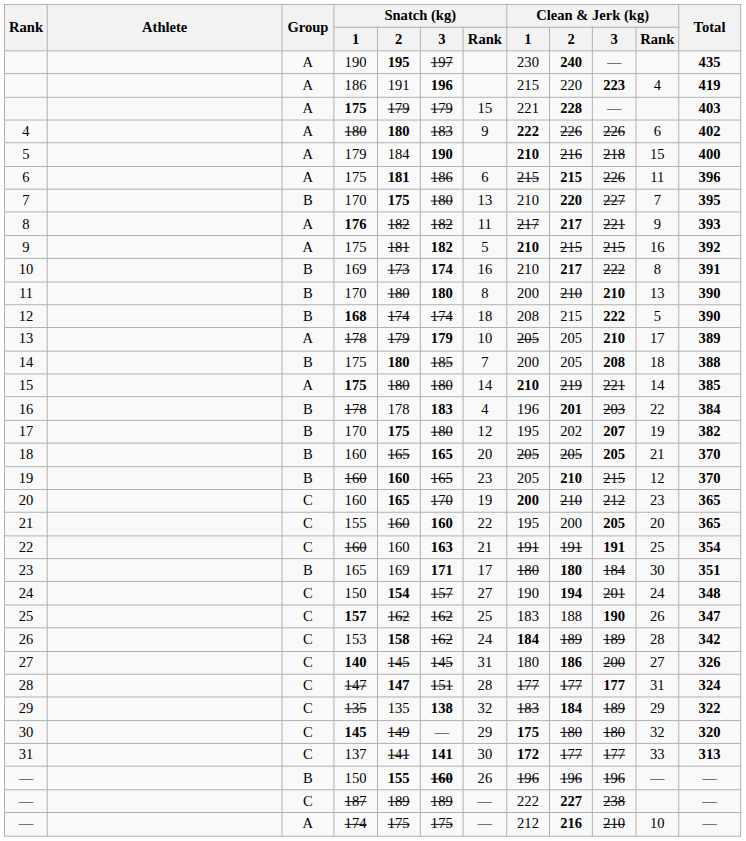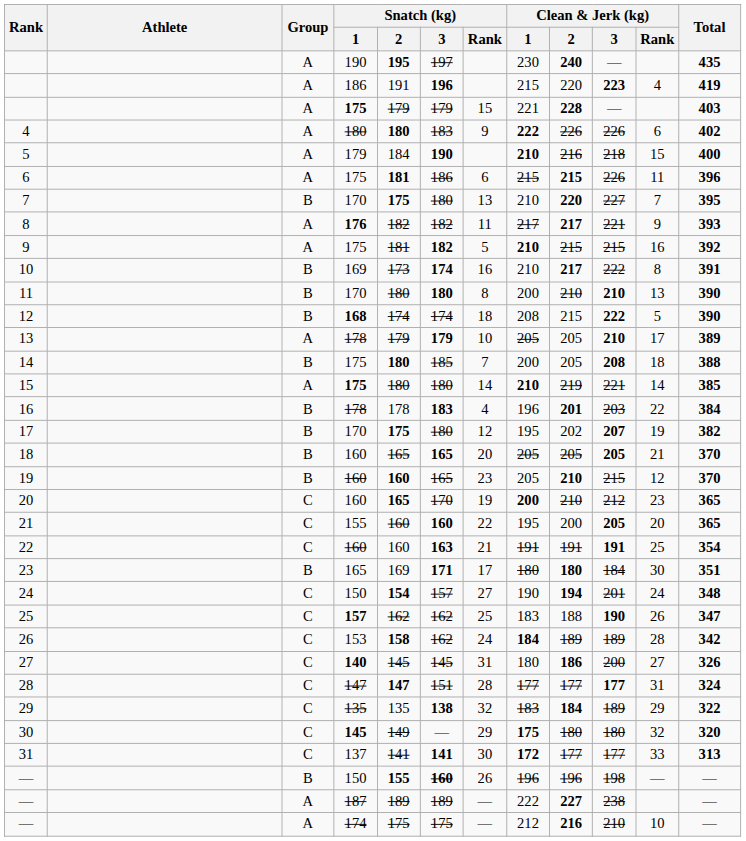(614, 778) 196 -> (614, 778) 198
(308, 801) C -> (308, 801) A
